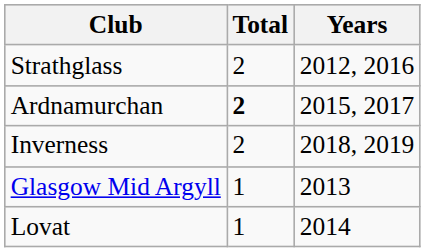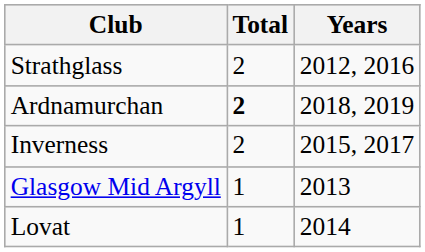(357, 105) 2015, 2017 -> (357, 105) 2018, 2019
(357, 145) 2018, 2019 -> (357, 145) 2015, 2017
